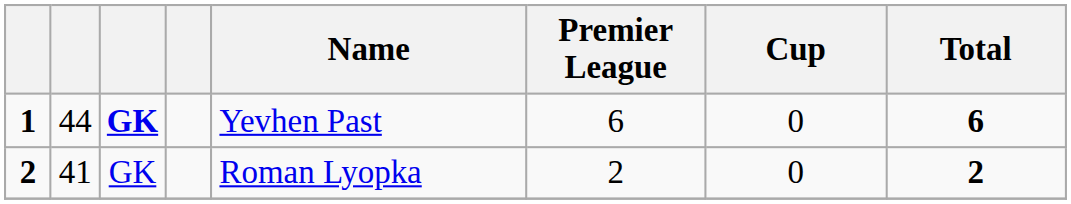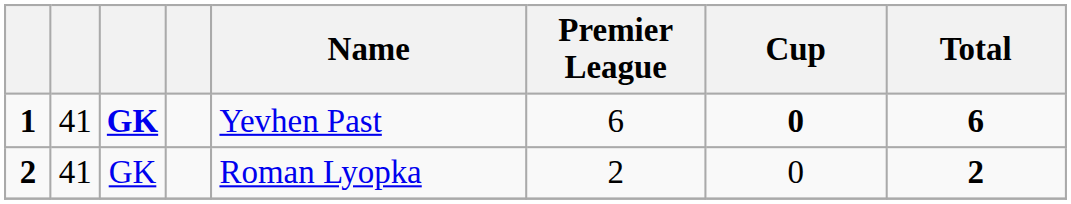(75, 119) 44 -> (75, 119) 41
(796, 119) normal -> (796, 119) bold
